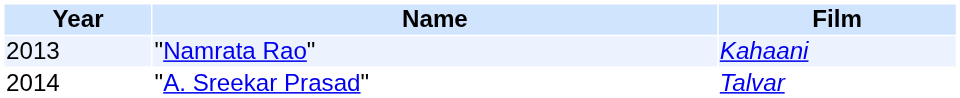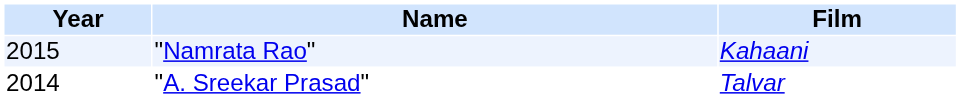(33, 51) 2013 -> (33, 51) 2015
